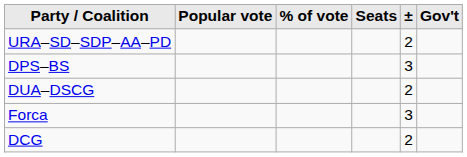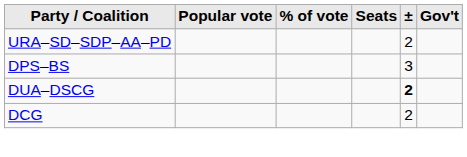(408, 90) normal -> (408, 90) bold
- row: (28, 115)
